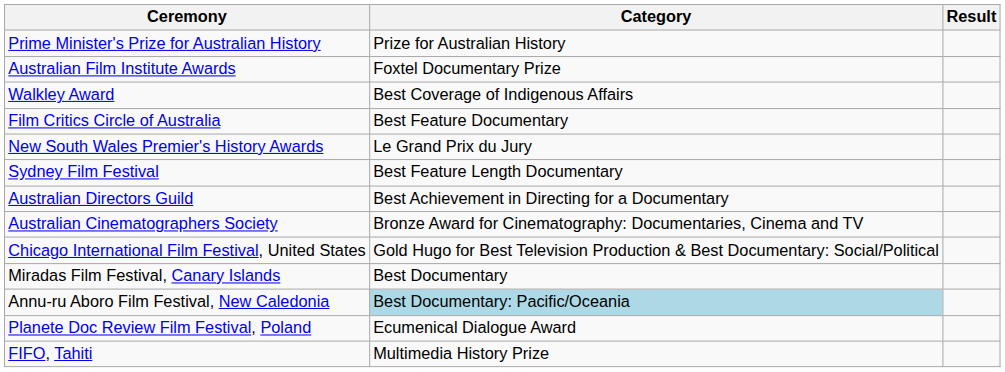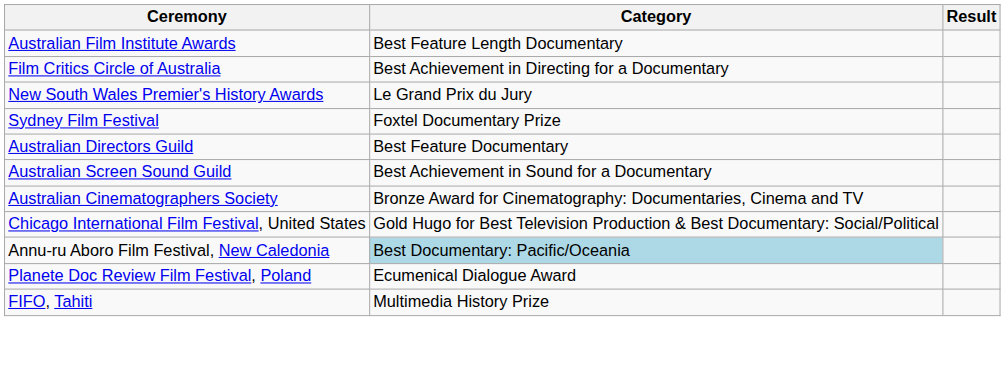- row: (164, 43)
(467, 69) Foxtel Documentary Prize -> (498, 43) Best Feature Length Documentary
- row: (61, 95)
(471, 120) Best Feature Documentary -> (551, 69) Best Achievement in Directing for a Documentary
(498, 172) Best Feature Length Documentary -> (467, 120) Foxtel Documentary Prize
(551, 198) Best Achievement in Directing for a Documentary -> (471, 146) Best Feature Documentary
+ row: (120, 172)
- row: (144, 276)
